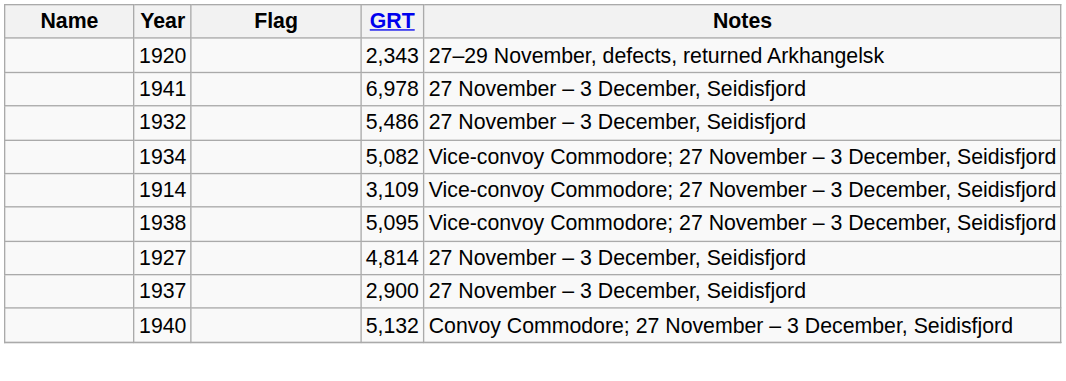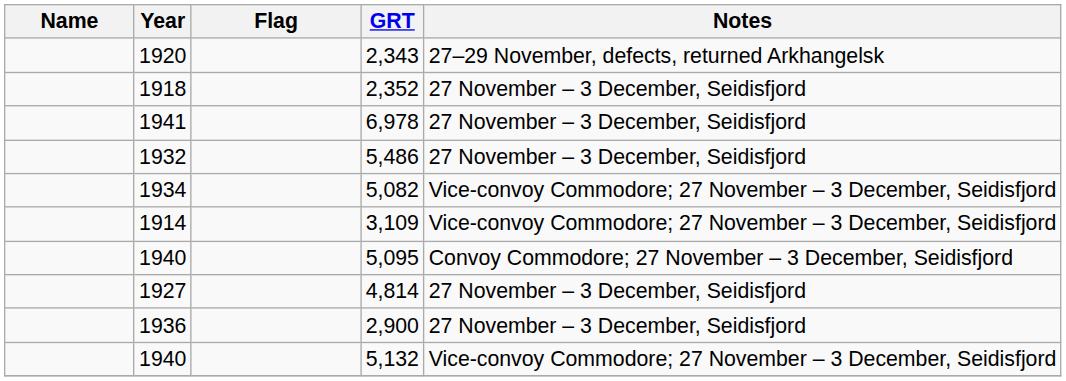+ row: (392, 88)
(163, 223) 1938 -> (163, 257) 1940
(743, 223) Vice-convoy Commodore; 27 November – 3 December, Seidisfjord -> (721, 257) Convoy Commodore; 27 November – 3 December, Seidisfjord
(163, 291) 1937 -> (163, 325) 1936
(721, 325) Convoy Commodore; 27 November – 3 December, Seidisfjord -> (743, 358) Vice-convoy Commodore; 27 November – 3 December, Seidisfjord
